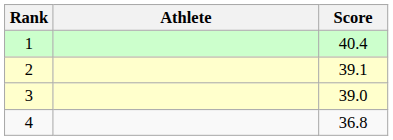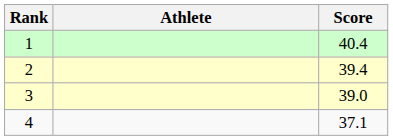(353, 69) 39.1 -> (353, 69) 39.4
(353, 122) 36.8 -> (353, 122) 37.1
